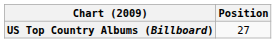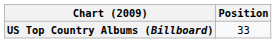(244, 30) 27 -> (244, 30) 33
